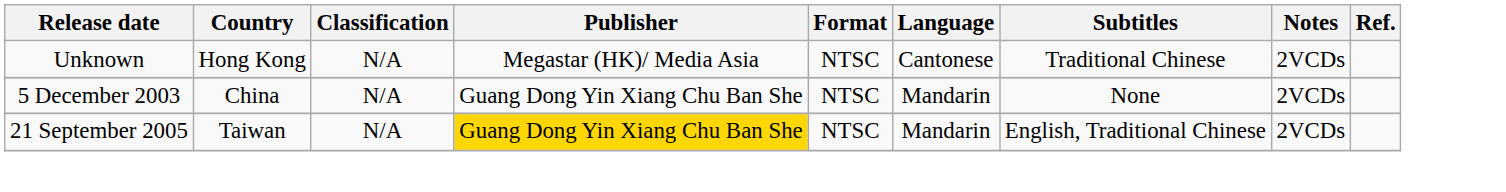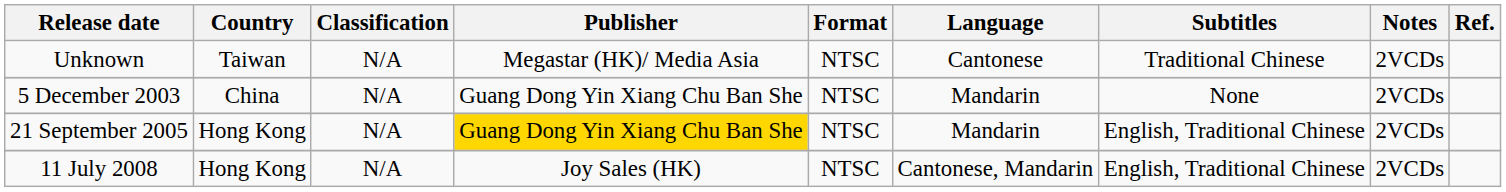(252, 58) Hong Kong -> (252, 58) Taiwan
(252, 131) Taiwan -> (252, 131) Hong Kong
+ row: (99, 167)
